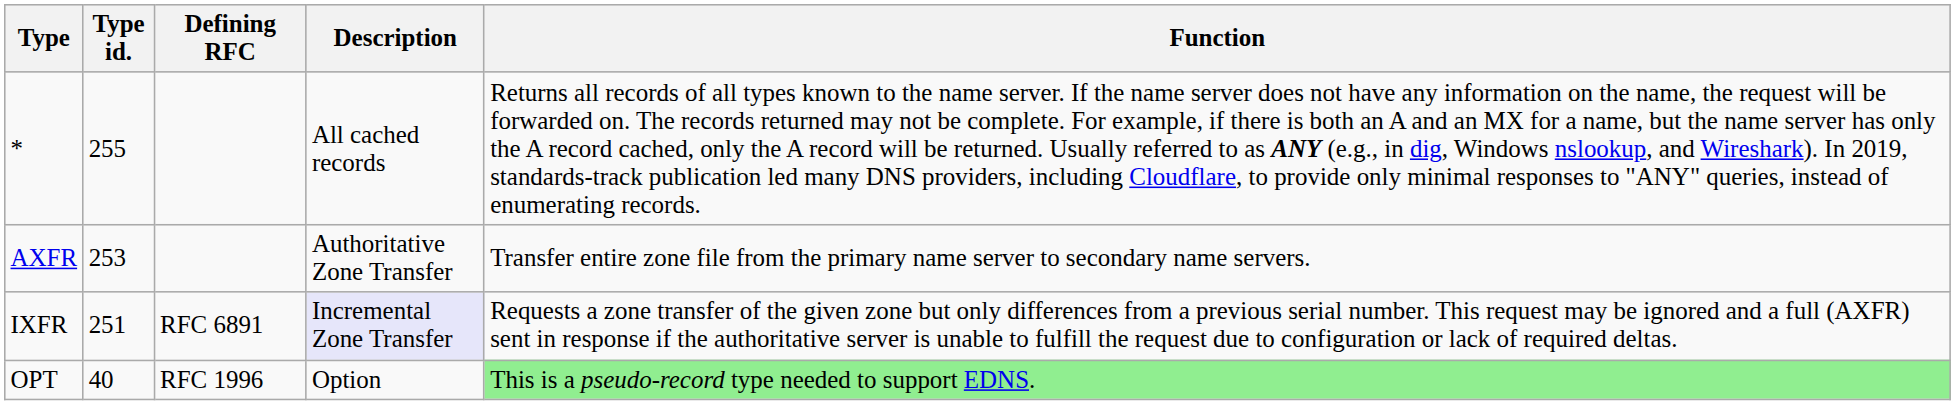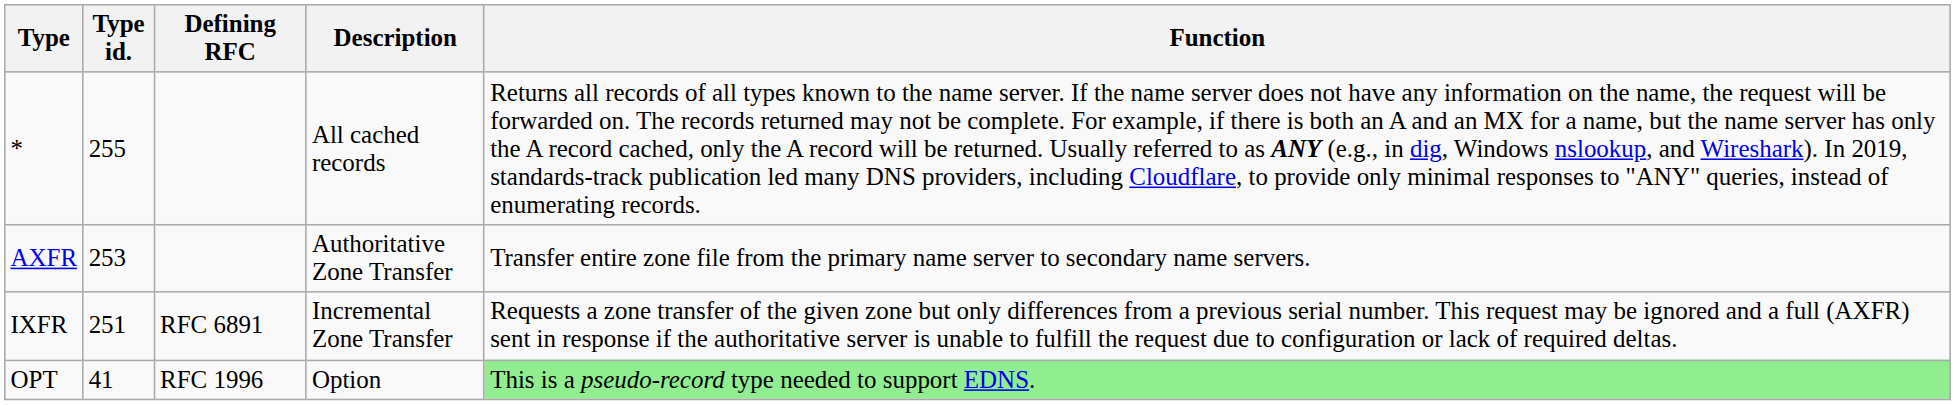(382, 325) lavender background -> (382, 325) no background
(101, 379) 40 -> (101, 379) 41
